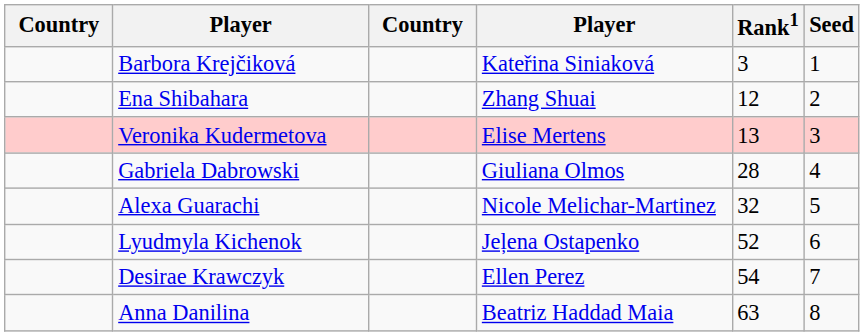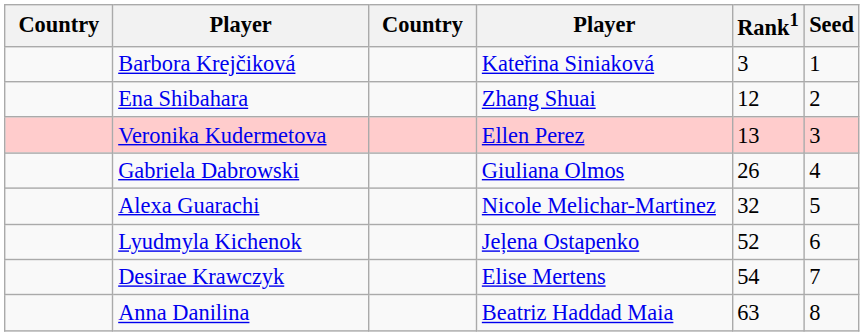(544, 134) Elise Mertens -> (533, 134) Ellen Perez
(748, 170) 28 -> (748, 170) 26
(533, 276) Ellen Perez -> (544, 276) Elise Mertens
